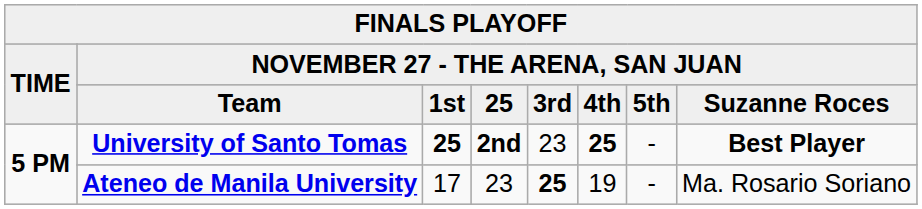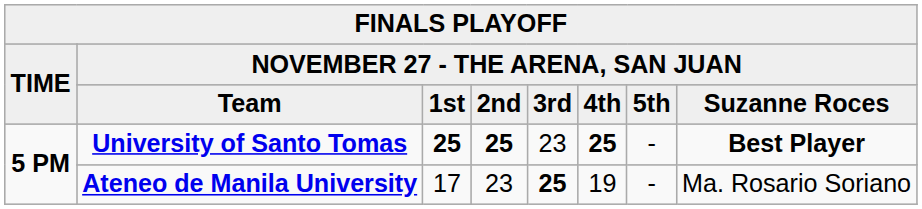(499, 104) 25 -> (499, 104) 2nd
(499, 143) 2nd -> (499, 143) 25
